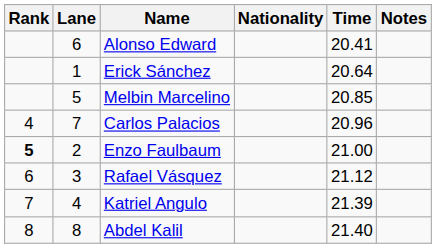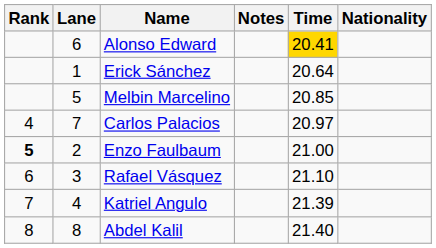columns swapped: (281, 18) <-> (404, 18)
(352, 44) no background -> (313, 44) gold background
(352, 124) 20.96 -> (313, 124) 20.97
(352, 177) 21.12 -> (313, 177) 21.10
